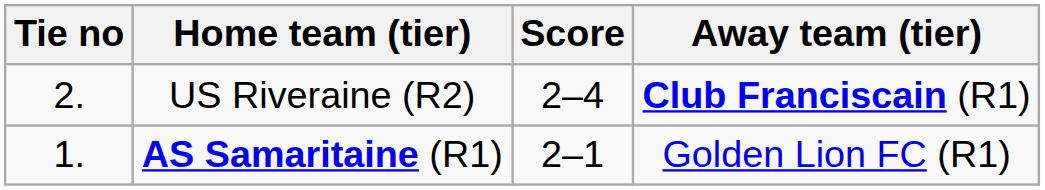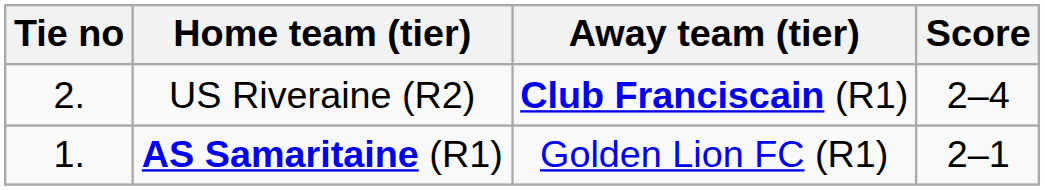columns swapped: (573, 34) <-> (837, 34)
